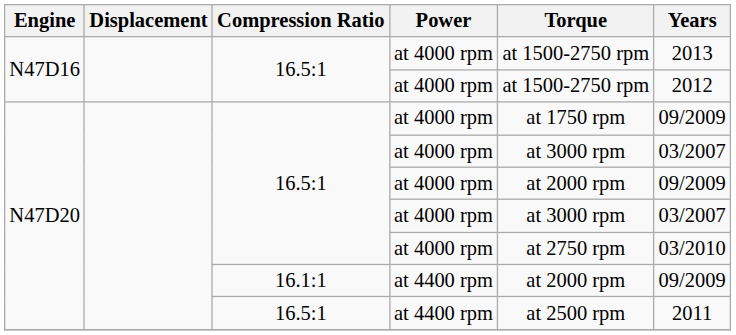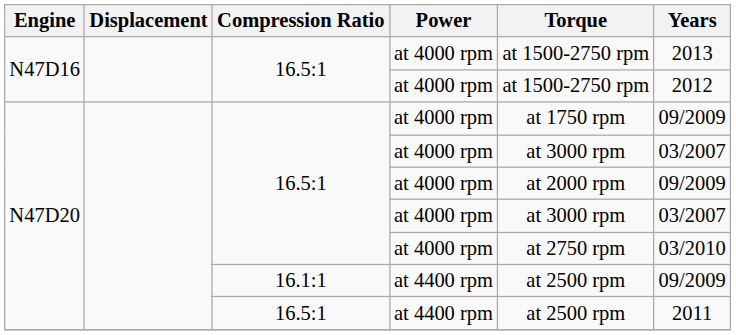(576, 280) at 2000 rpm -> (576, 280) at 2500 rpm
